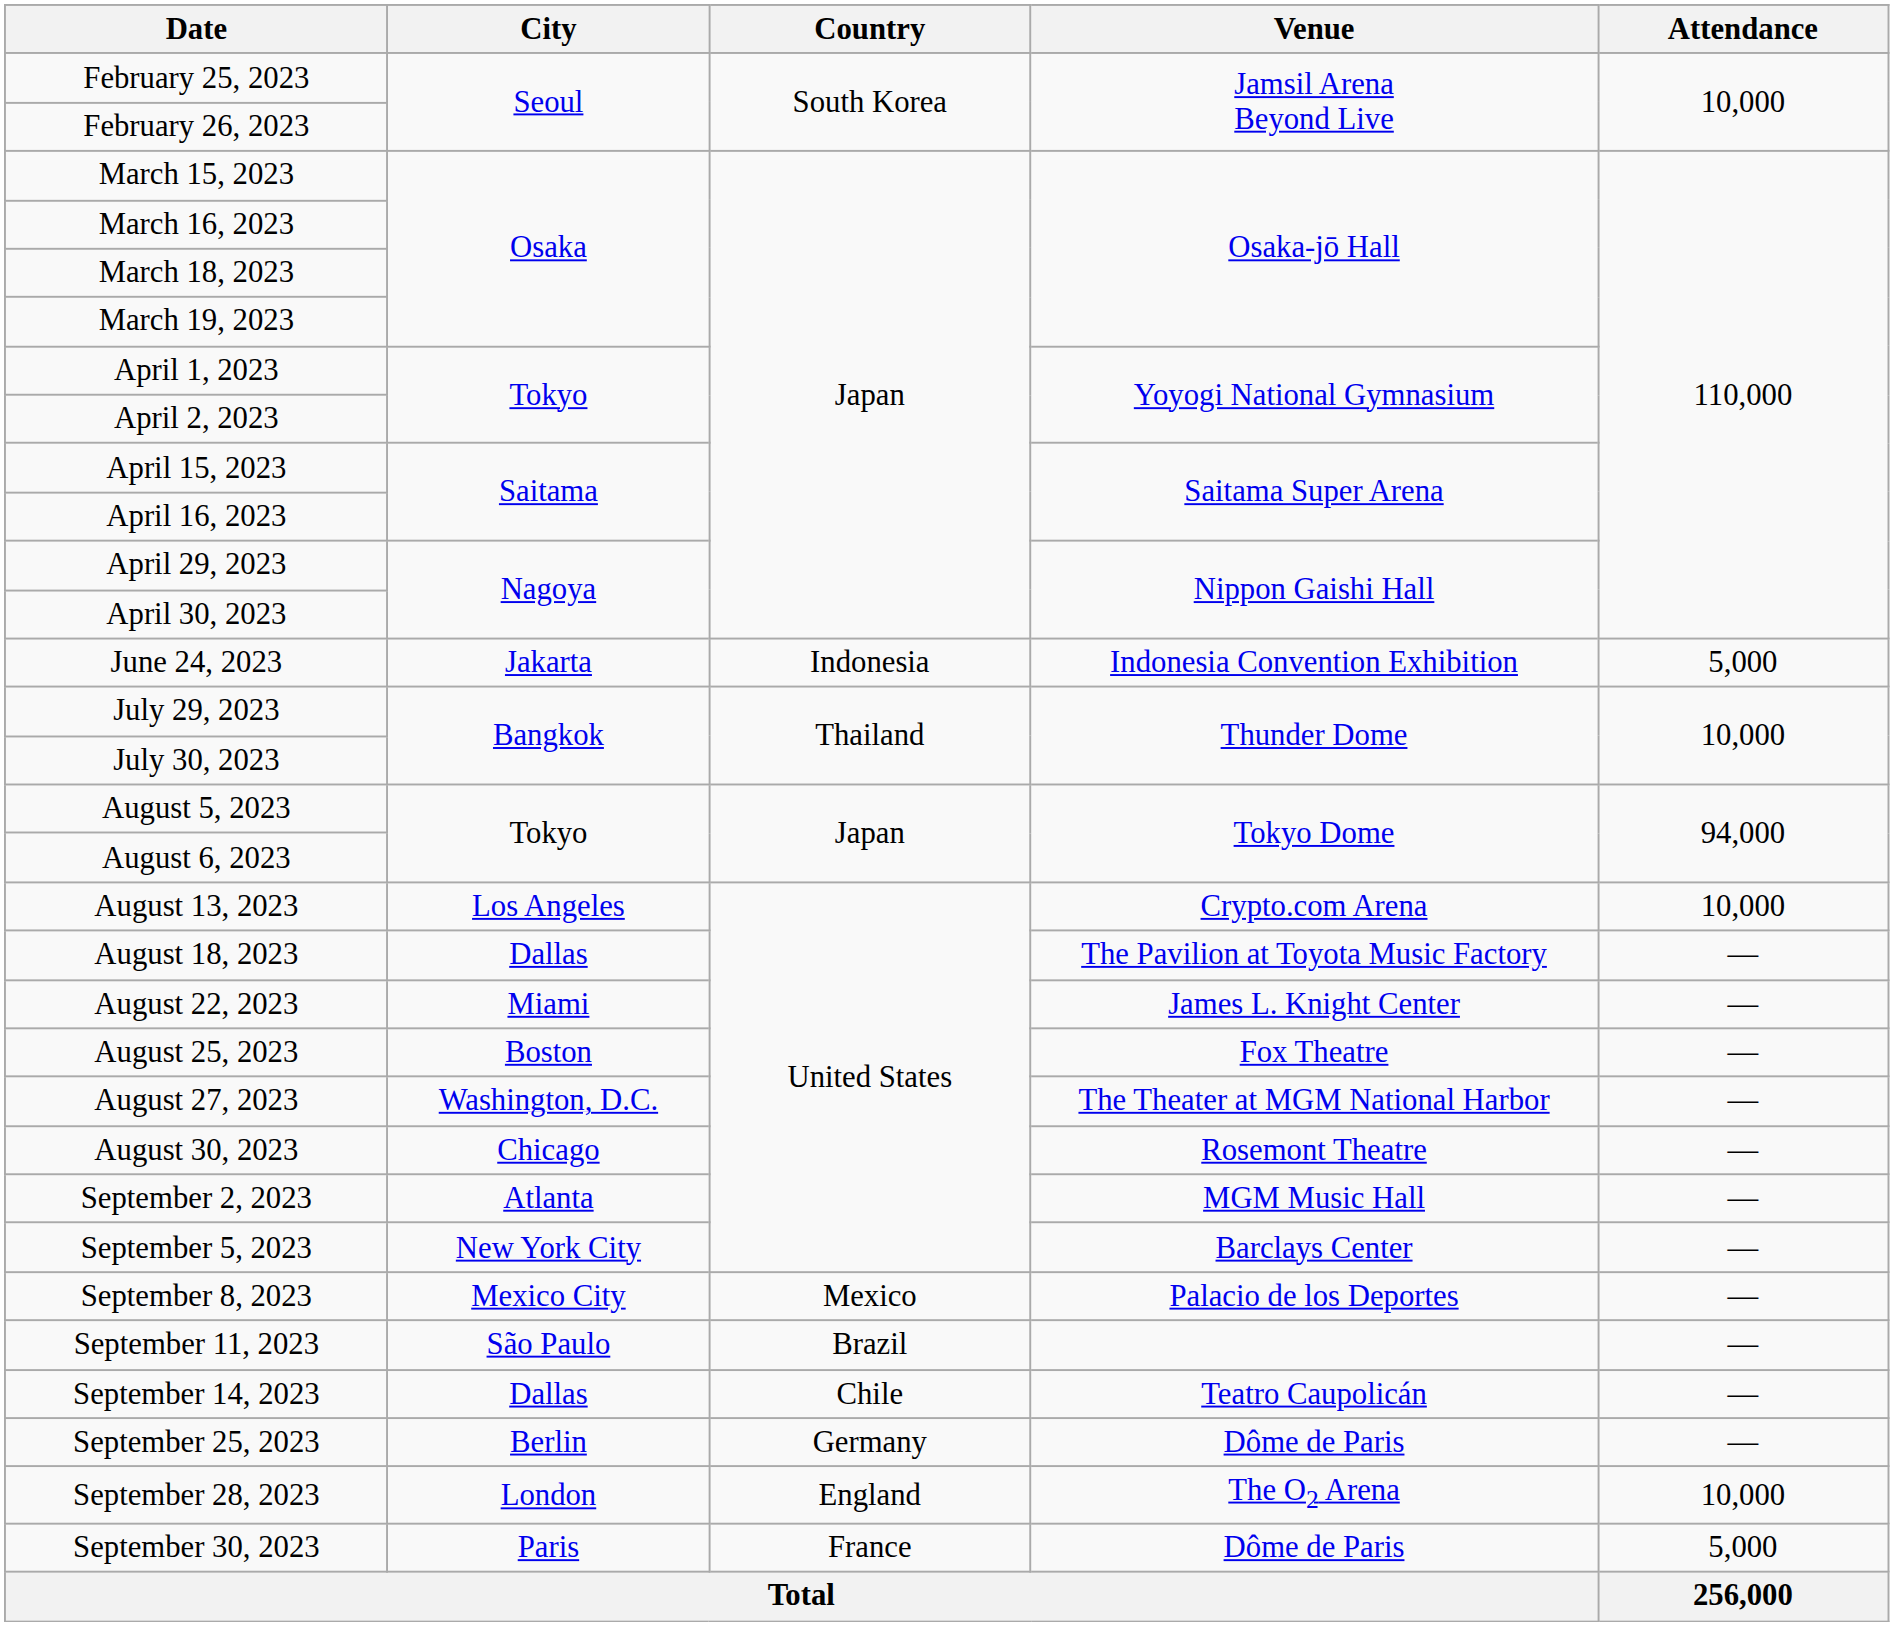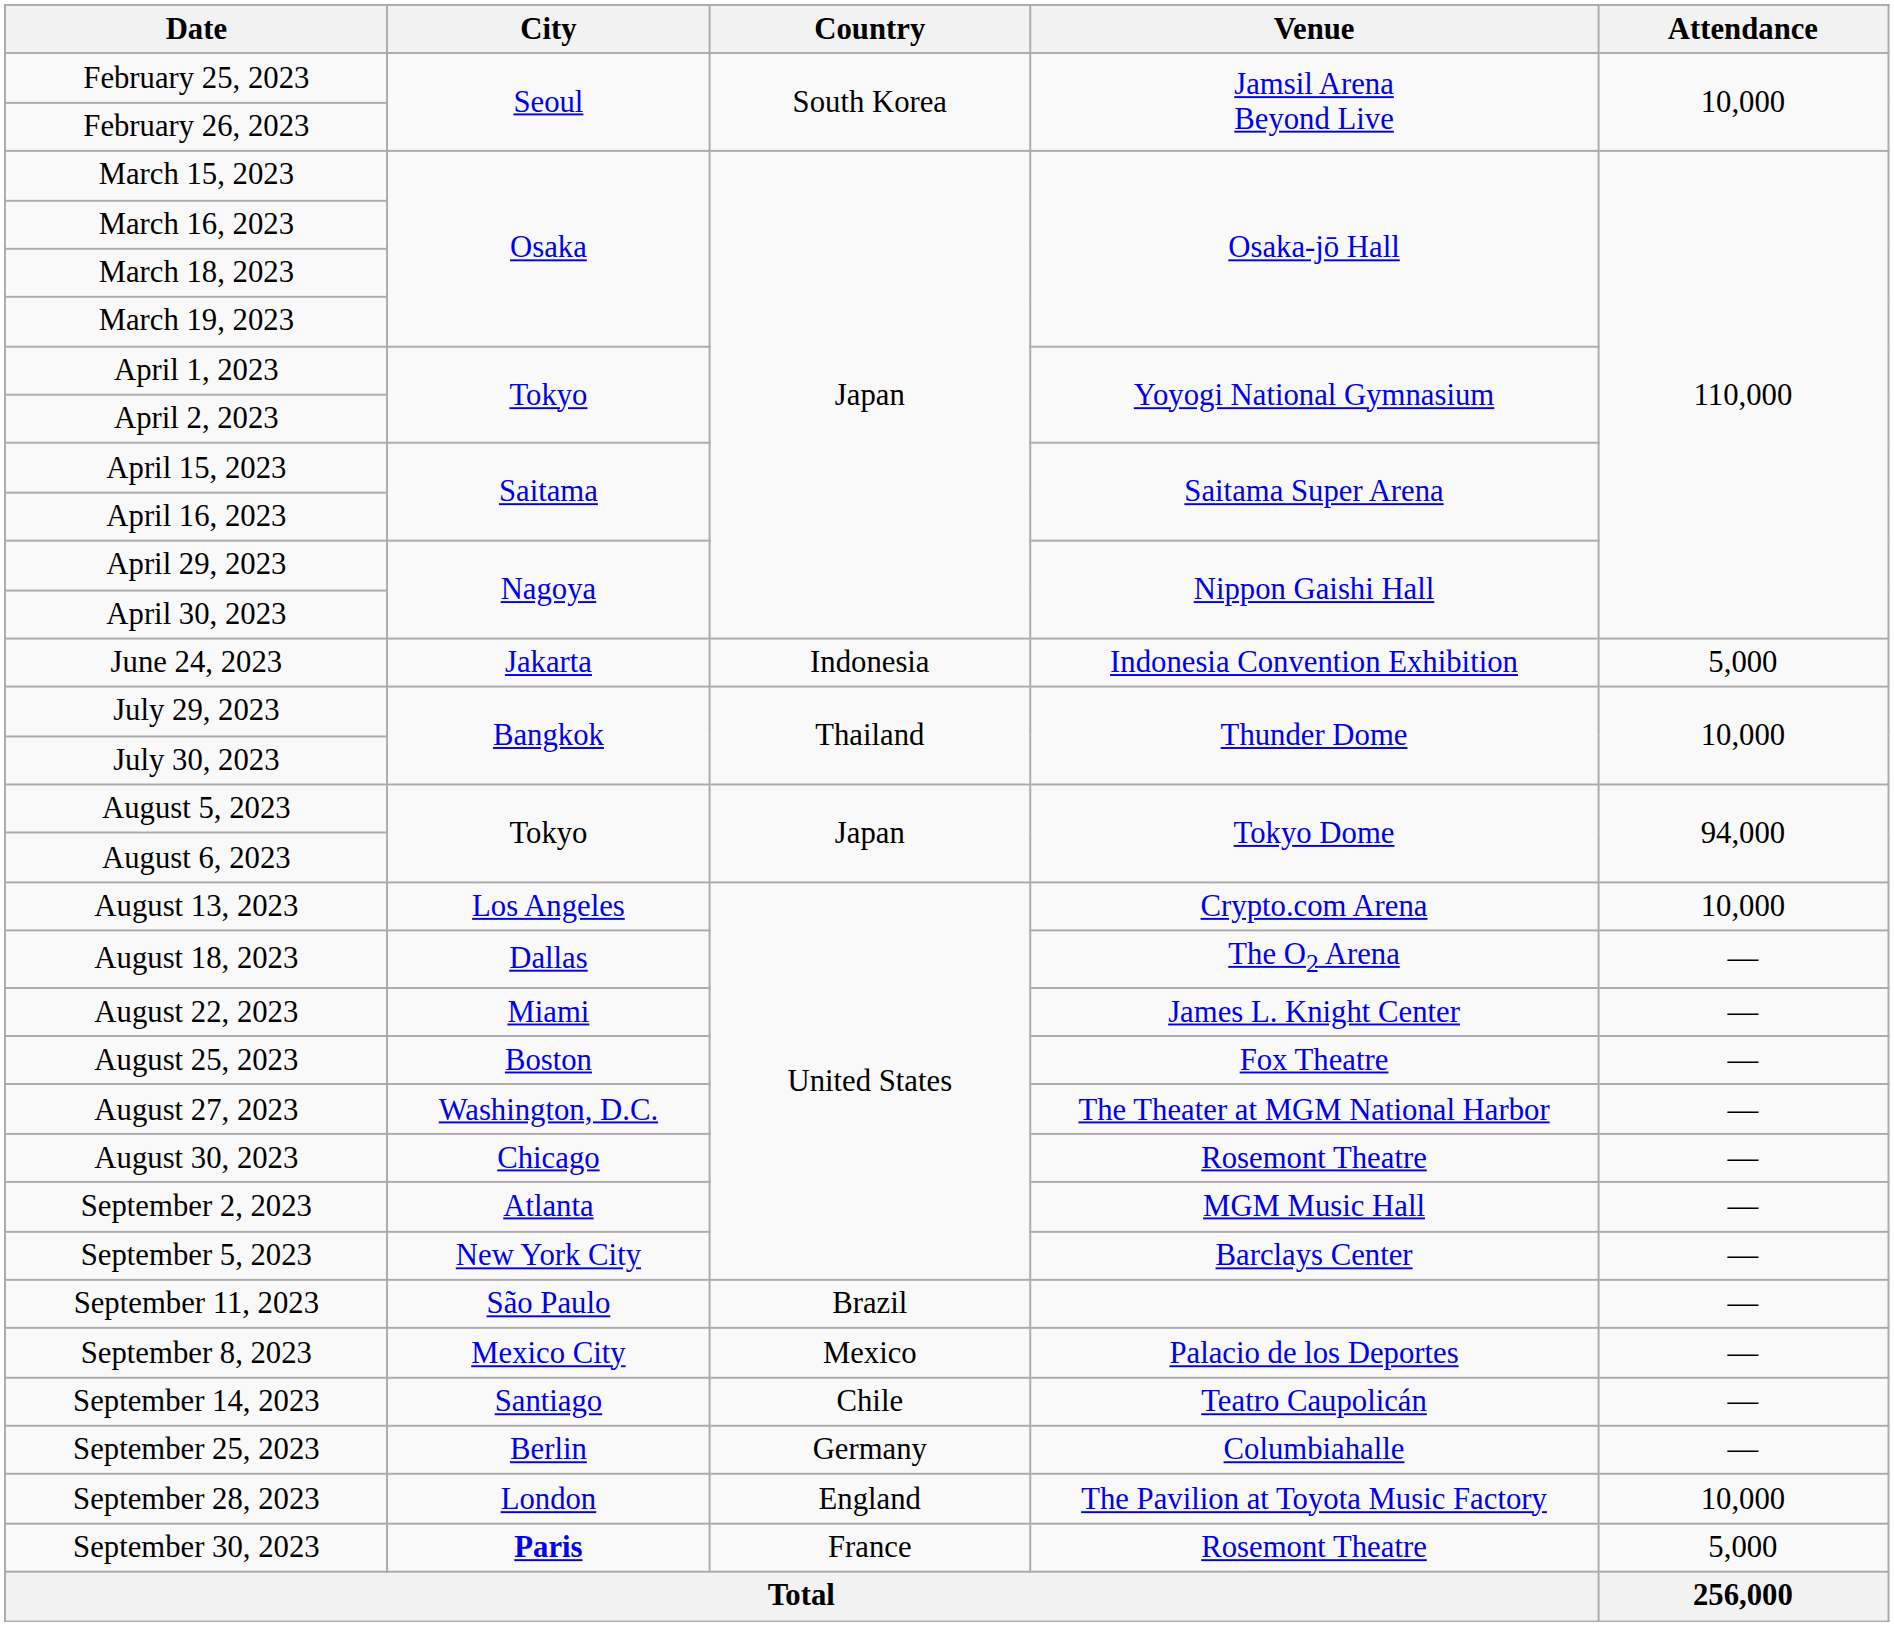(1314, 954) The Pavilion at Toyota Music Factory -> (1314, 958) The O2 Arena
rows swapped: (196, 1295) <-> (196, 1344)
(548, 1393) Dallas -> (548, 1401) Santiago
(1314, 1441) Dôme de Paris -> (1314, 1449) Columbiahalle
(1314, 1494) The O2 Arena -> (1314, 1498) The Pavilion at Toyota Music Factory
(548, 1547) normal -> (548, 1547) bold
(1314, 1547) Dôme de Paris -> (1314, 1547) Rosemont Theatre
